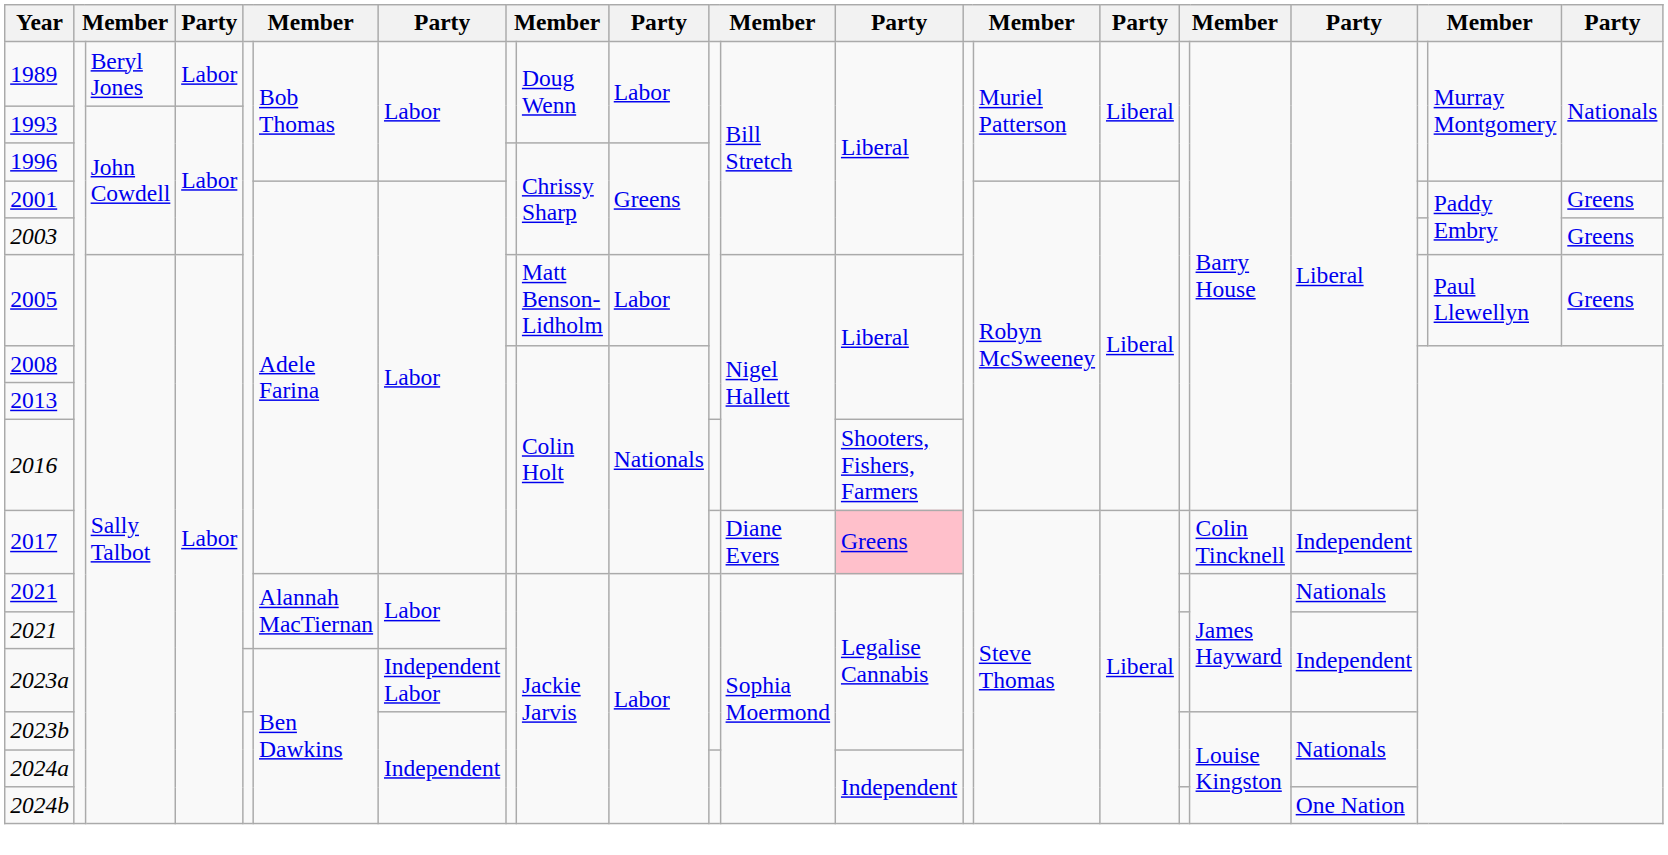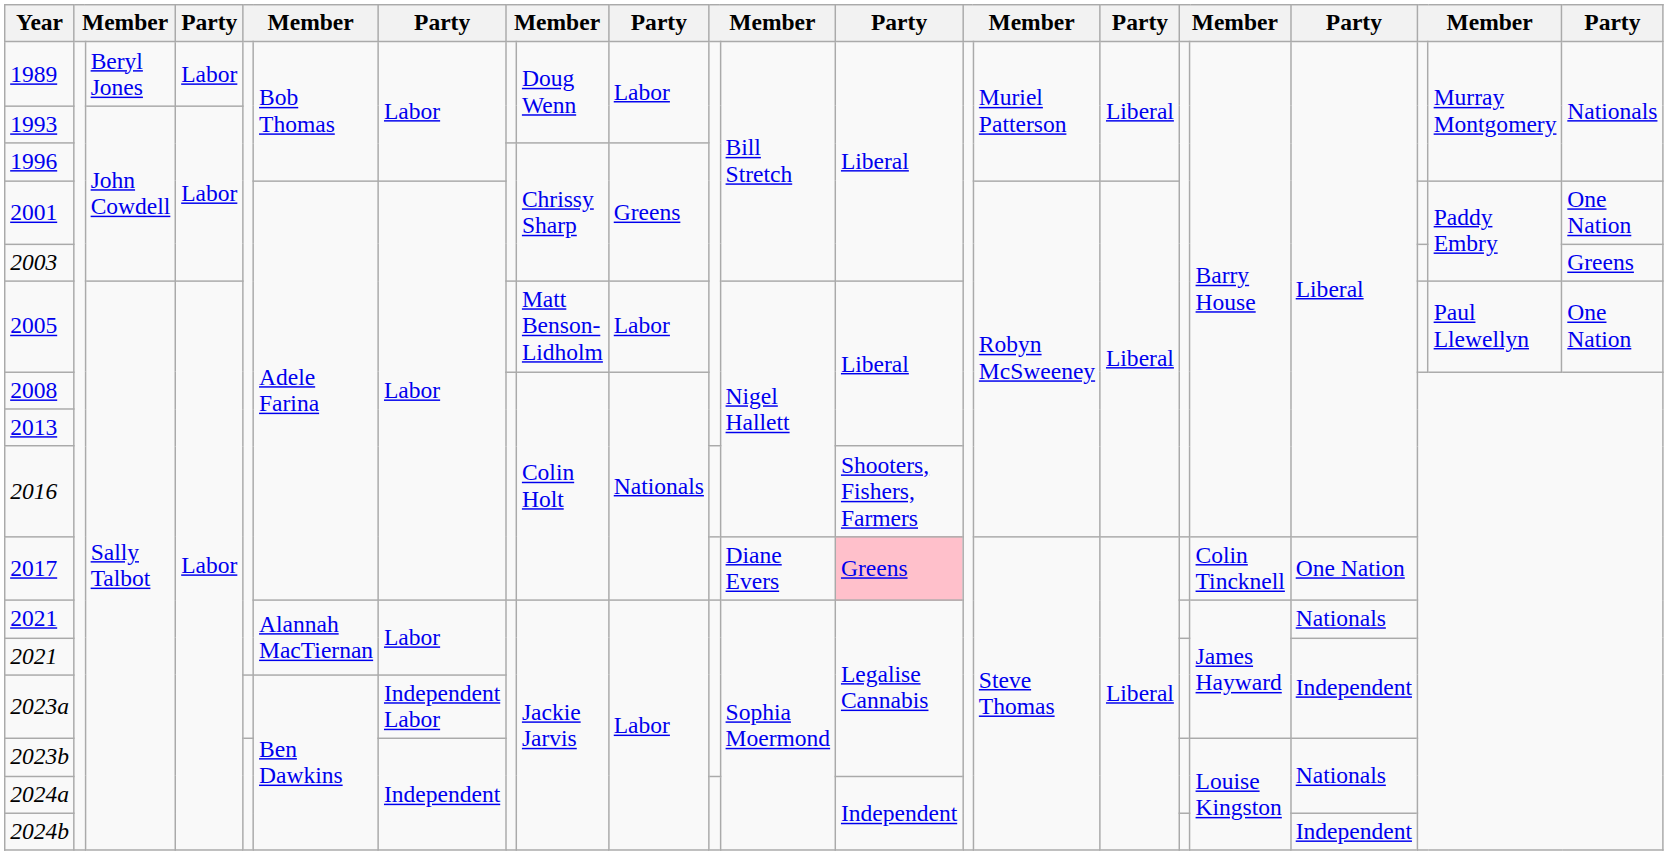(1601, 198) Greens -> (1599, 212) One Nation
(1601, 299) Greens -> (1599, 326) One Nation
(1354, 541) Independent -> (1350, 568) One Nation
(1350, 805) One Nation -> (1354, 831) Independent
